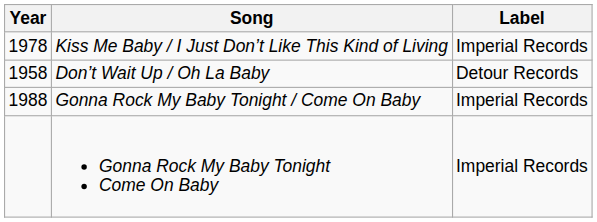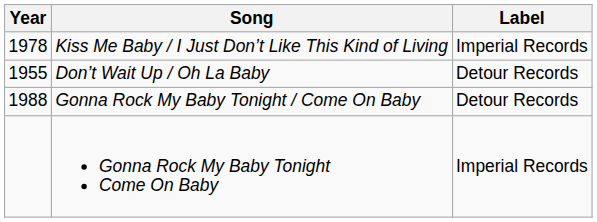(28, 73) 1958 -> (28, 73) 1955
(522, 101) Imperial Records -> (517, 101) Detour Records
